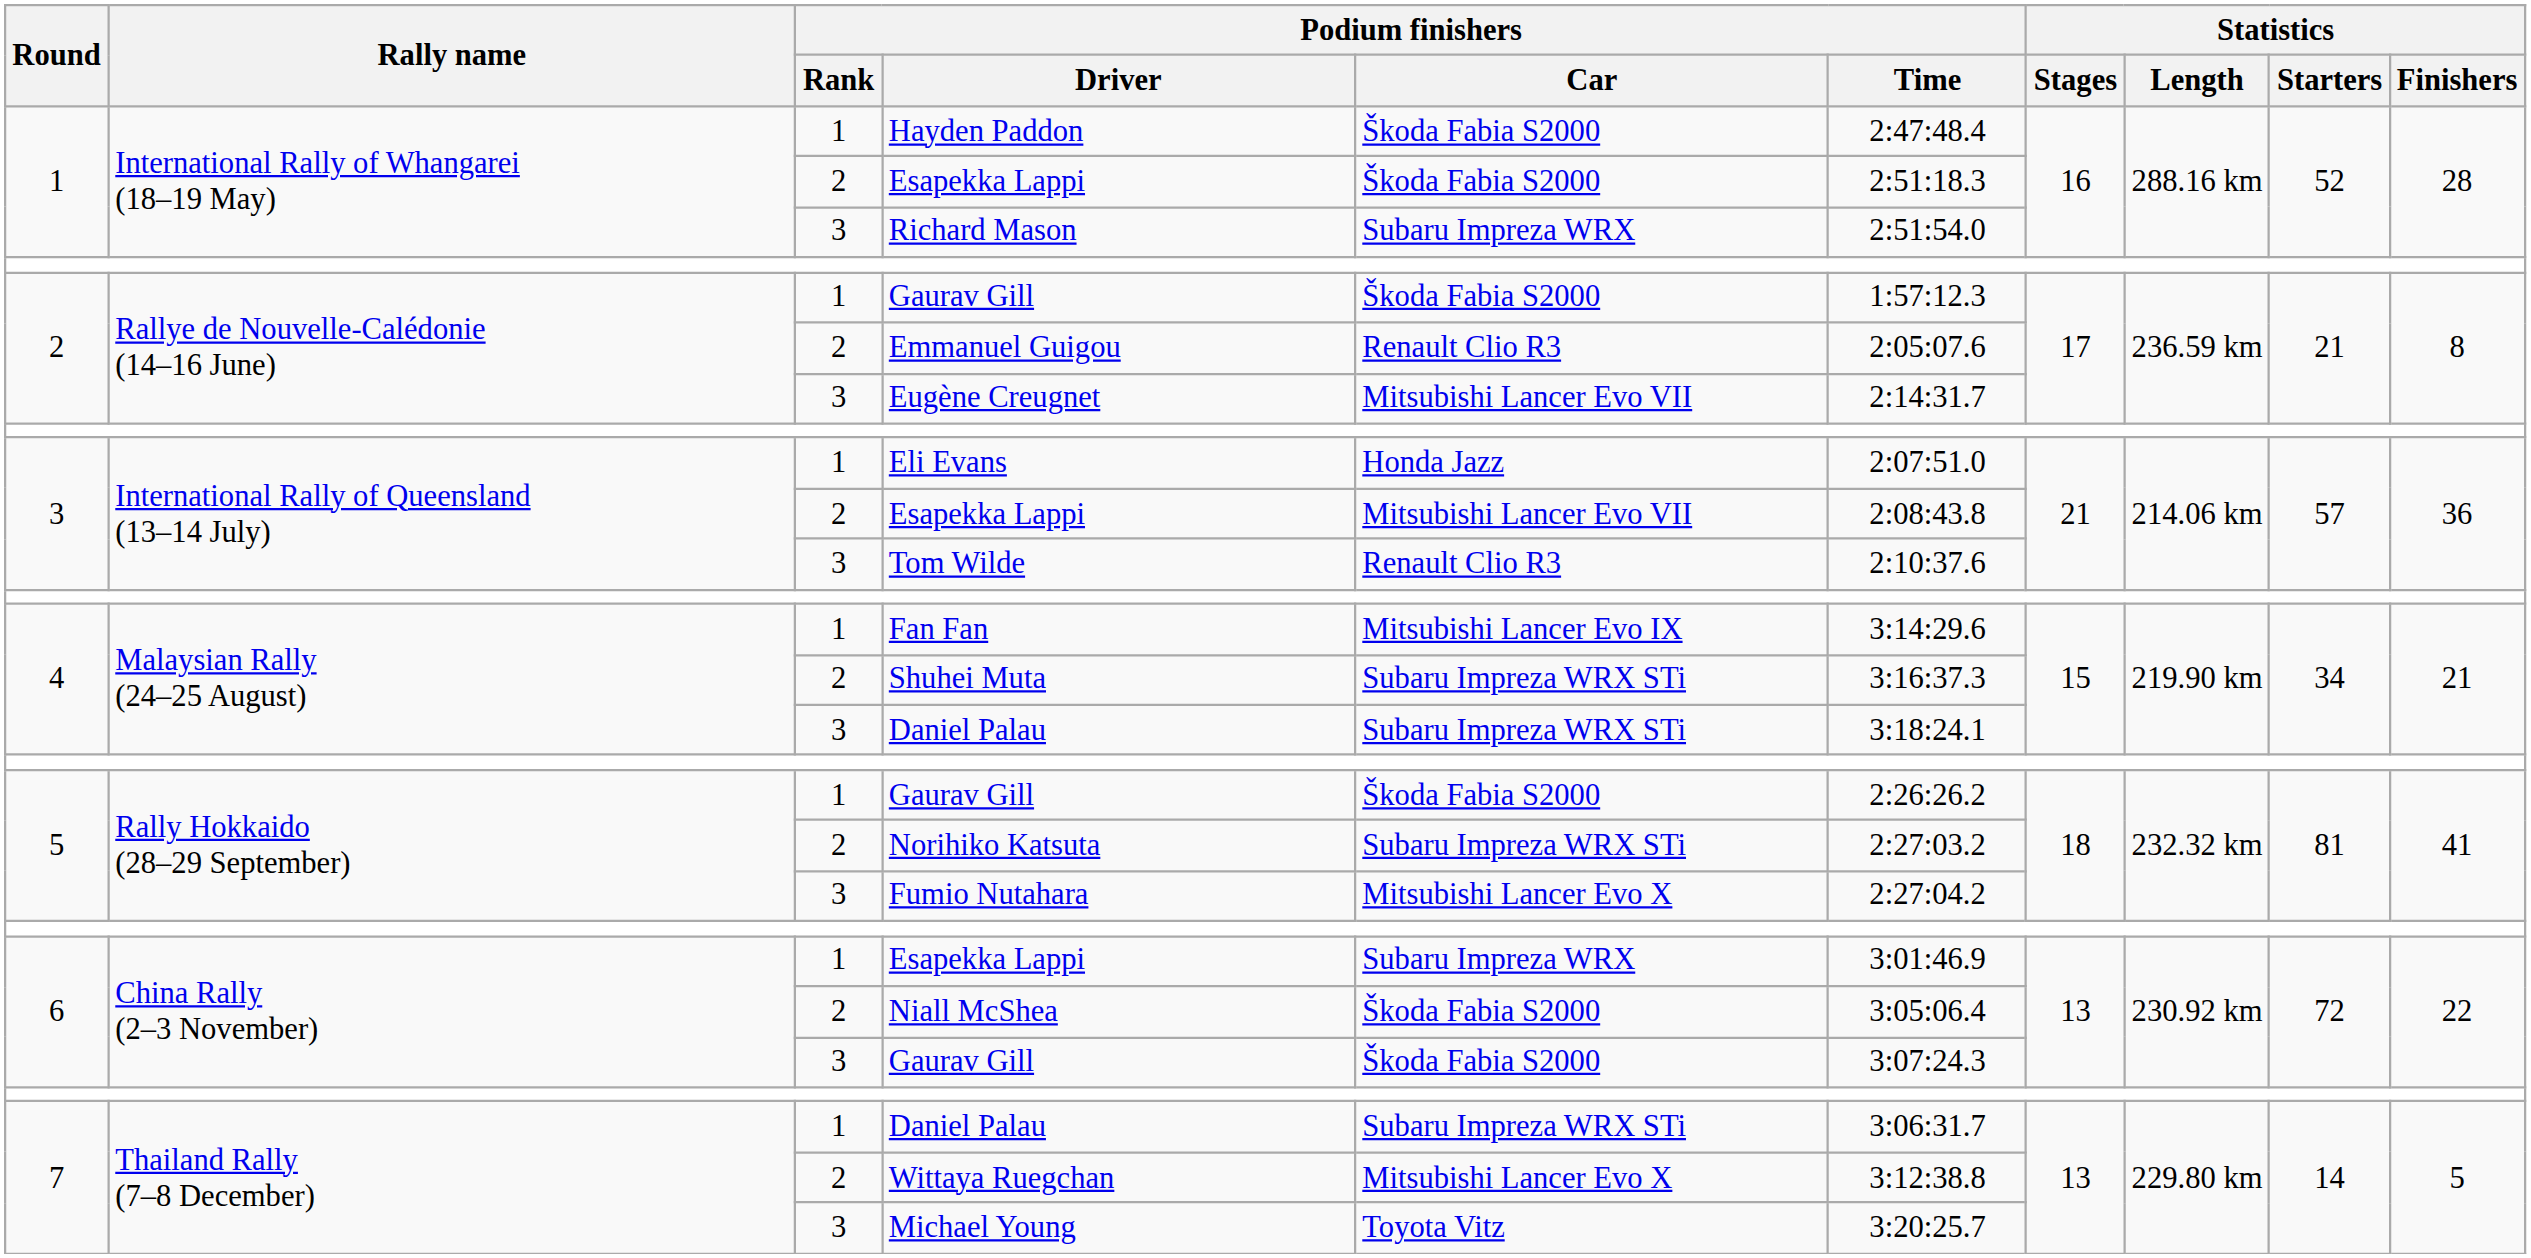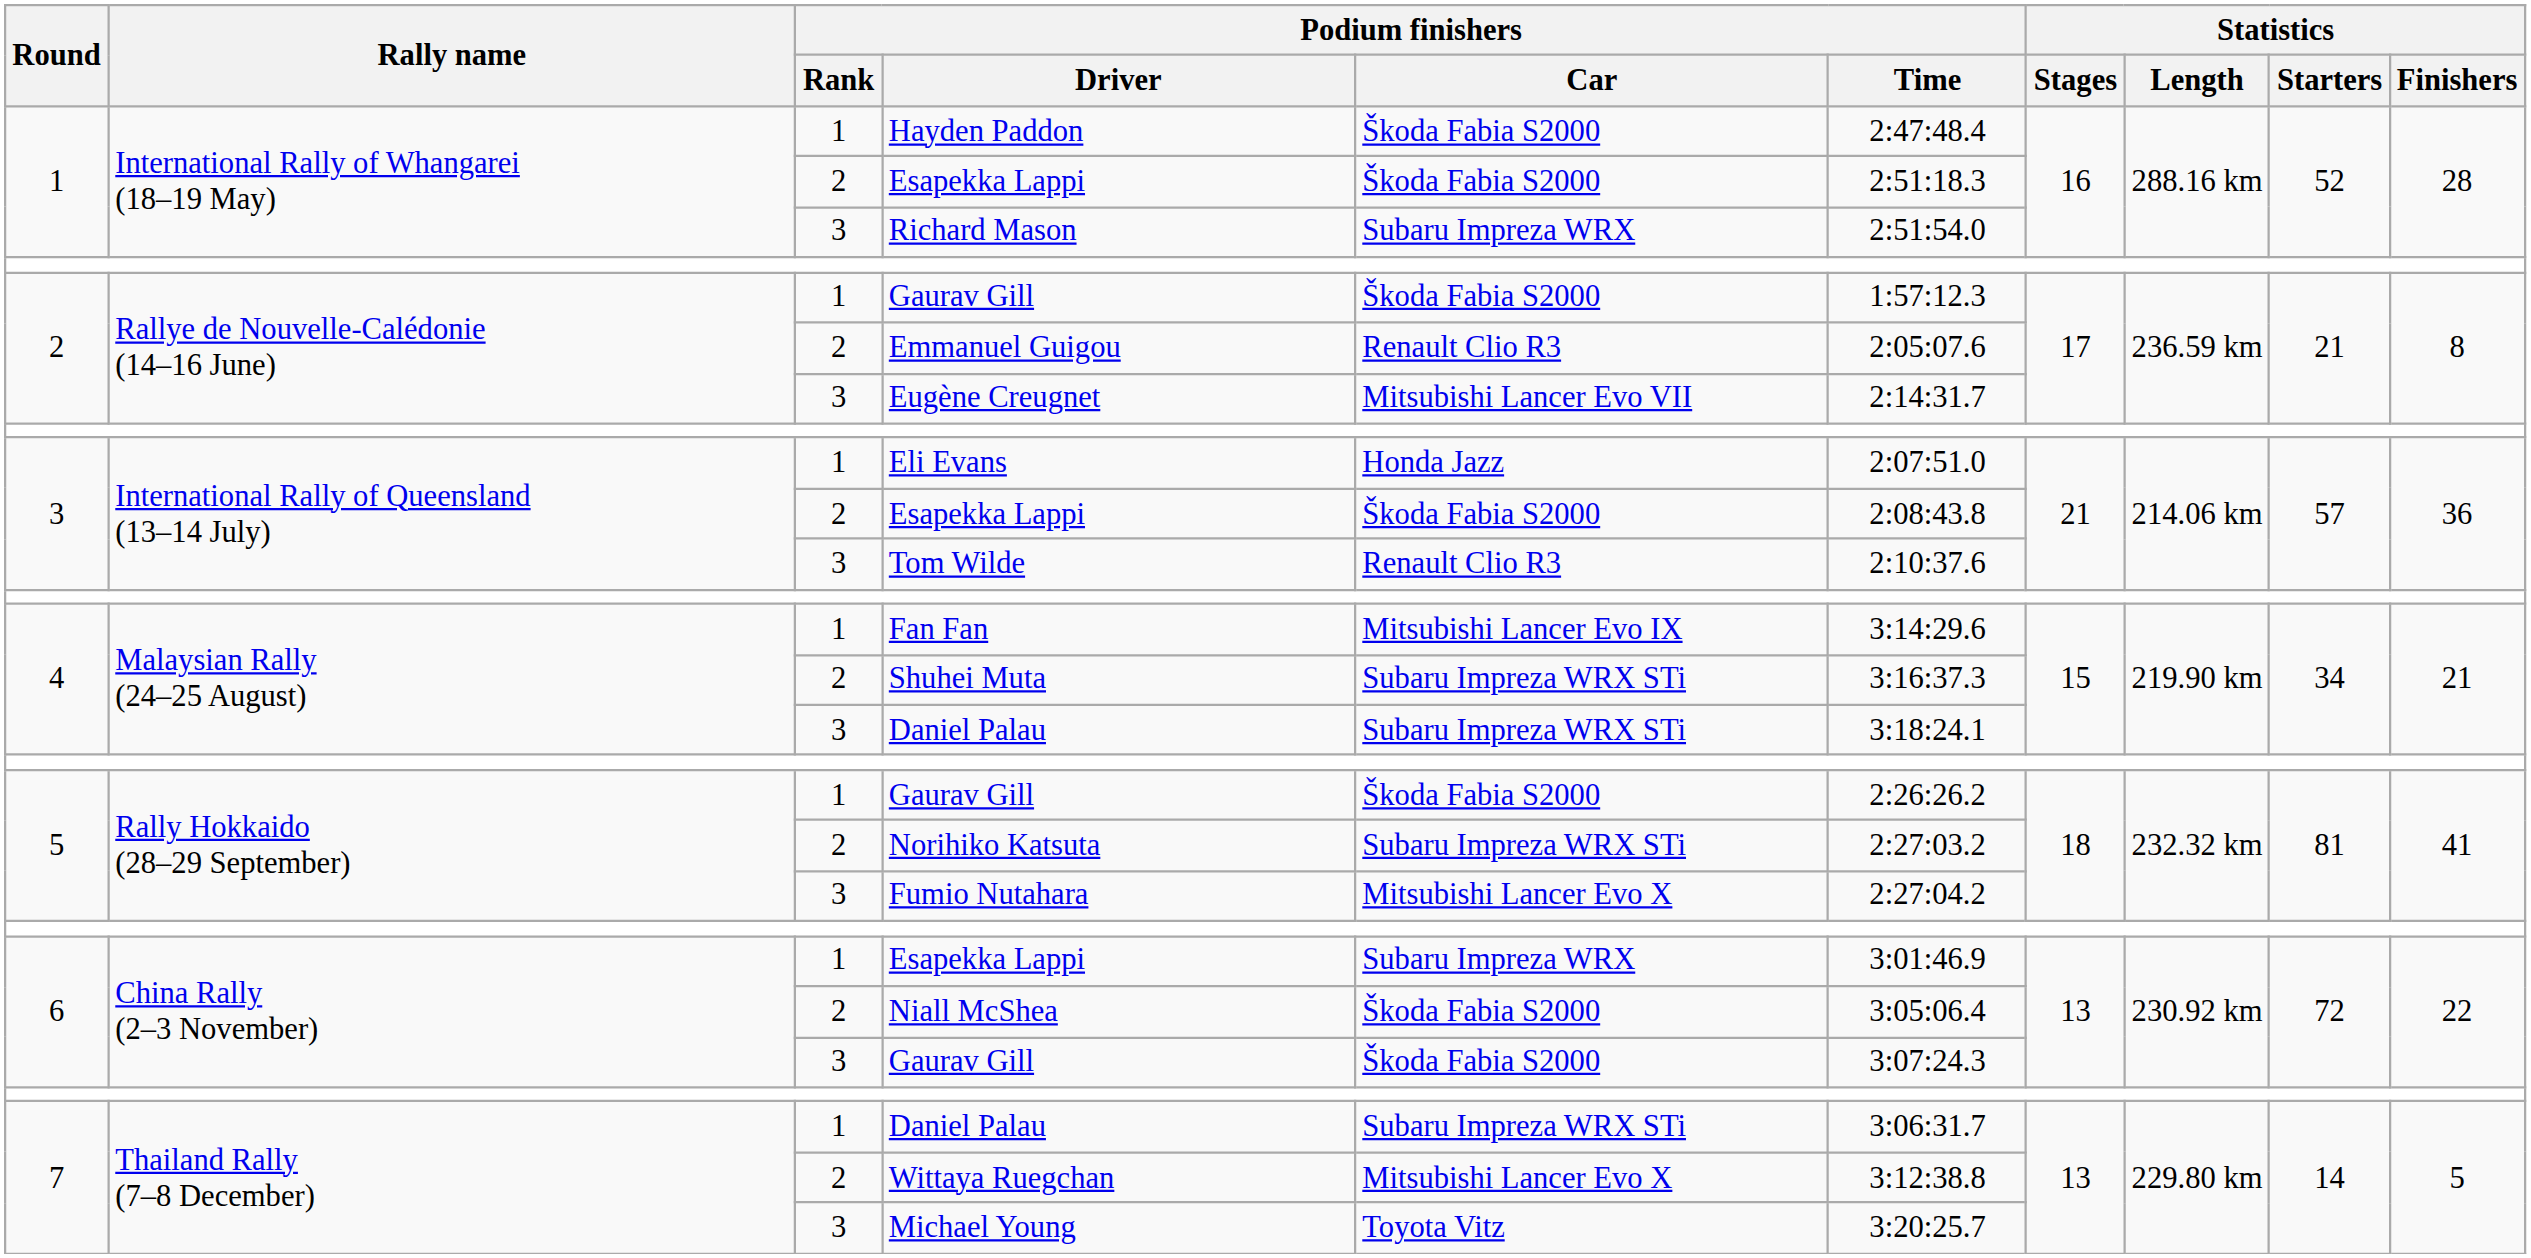(1527, 512) Mitsubishi Lancer Evo VII -> (1481, 512) Škoda Fabia S2000
